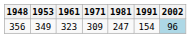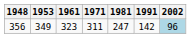(95, 26) 309 -> (95, 26) 311
(147, 26) 154 -> (147, 26) 142
